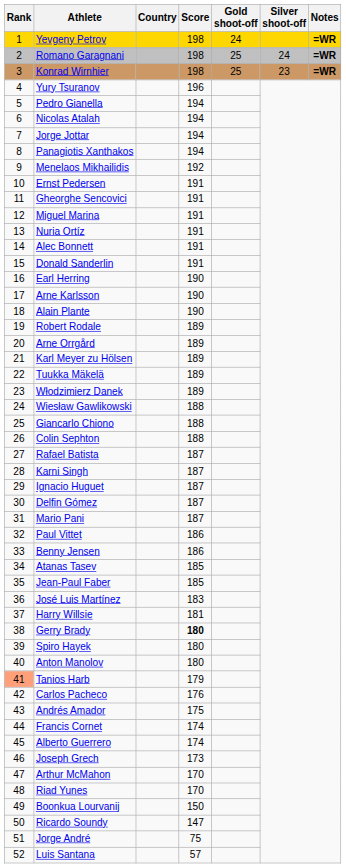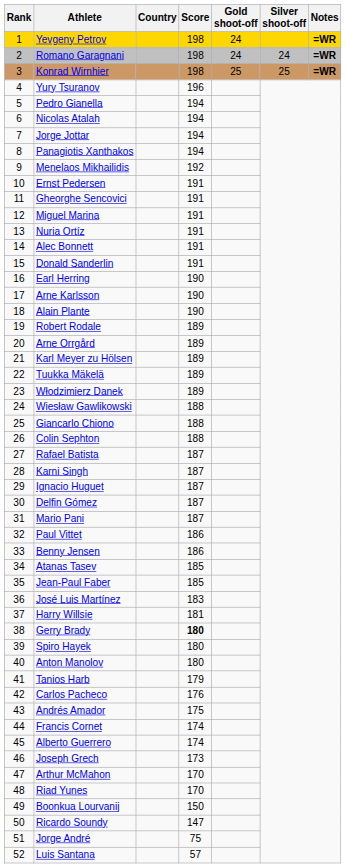(236, 55) 25 -> (236, 55) 24
(284, 71) 23 -> (284, 71) 25
(19, 679) lightsalmon background -> (19, 679) no background
